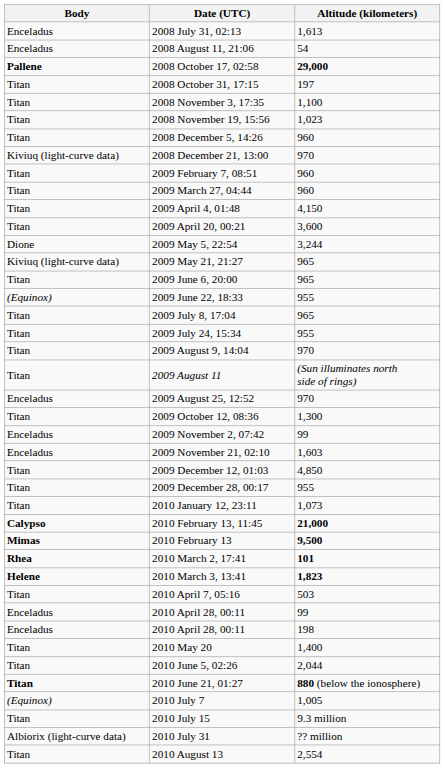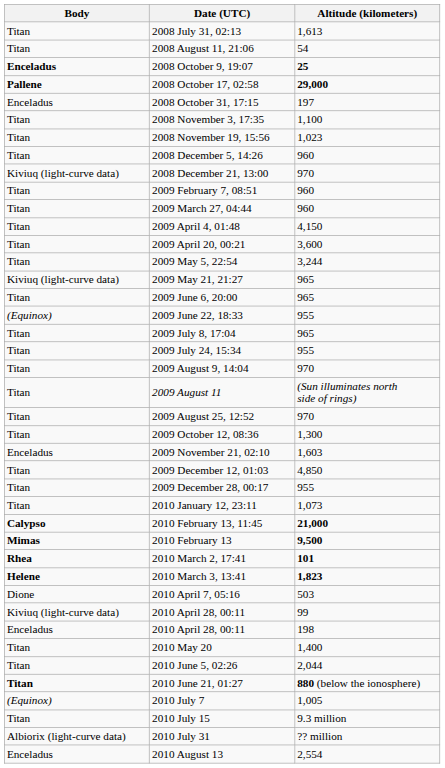(30, 31) Enceladus -> (19, 31) Titan
(30, 48) Enceladus -> (19, 48) Titan
+ row: (202, 66)
(19, 84) Titan -> (30, 102) Enceladus
(21, 244) Dione -> (19, 262) Titan
(30, 398) Enceladus -> (19, 416) Titan
- row: (208, 434)
(19, 594) Titan -> (21, 594) Dione
(30, 612) Enceladus -> (63, 612) Kiviuq (light-curve data)
(19, 754) Titan -> (30, 754) Enceladus
